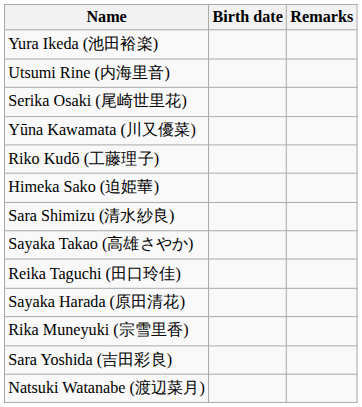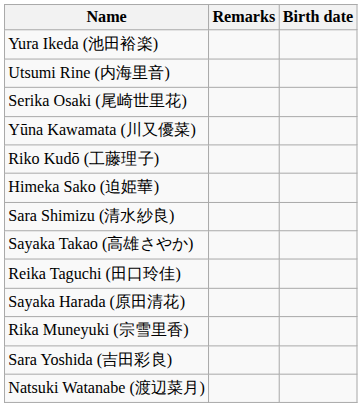columns swapped: (248, 17) <-> (322, 17)
